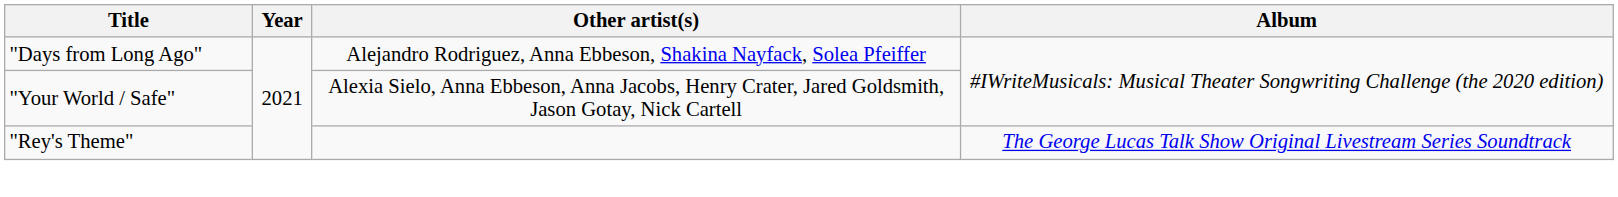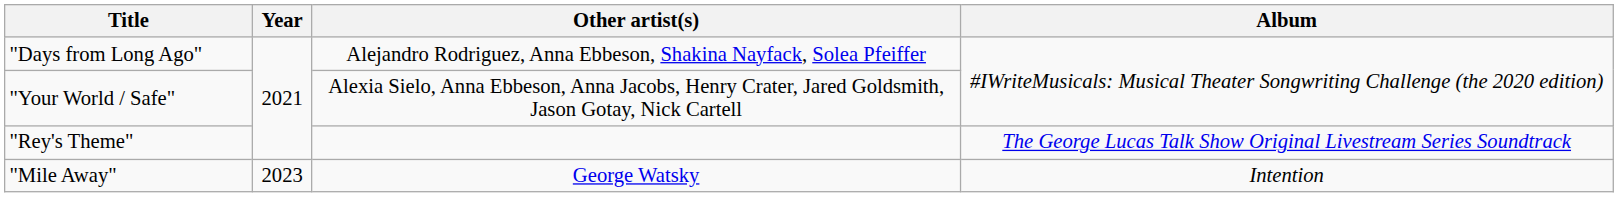+ row: (63, 175)
